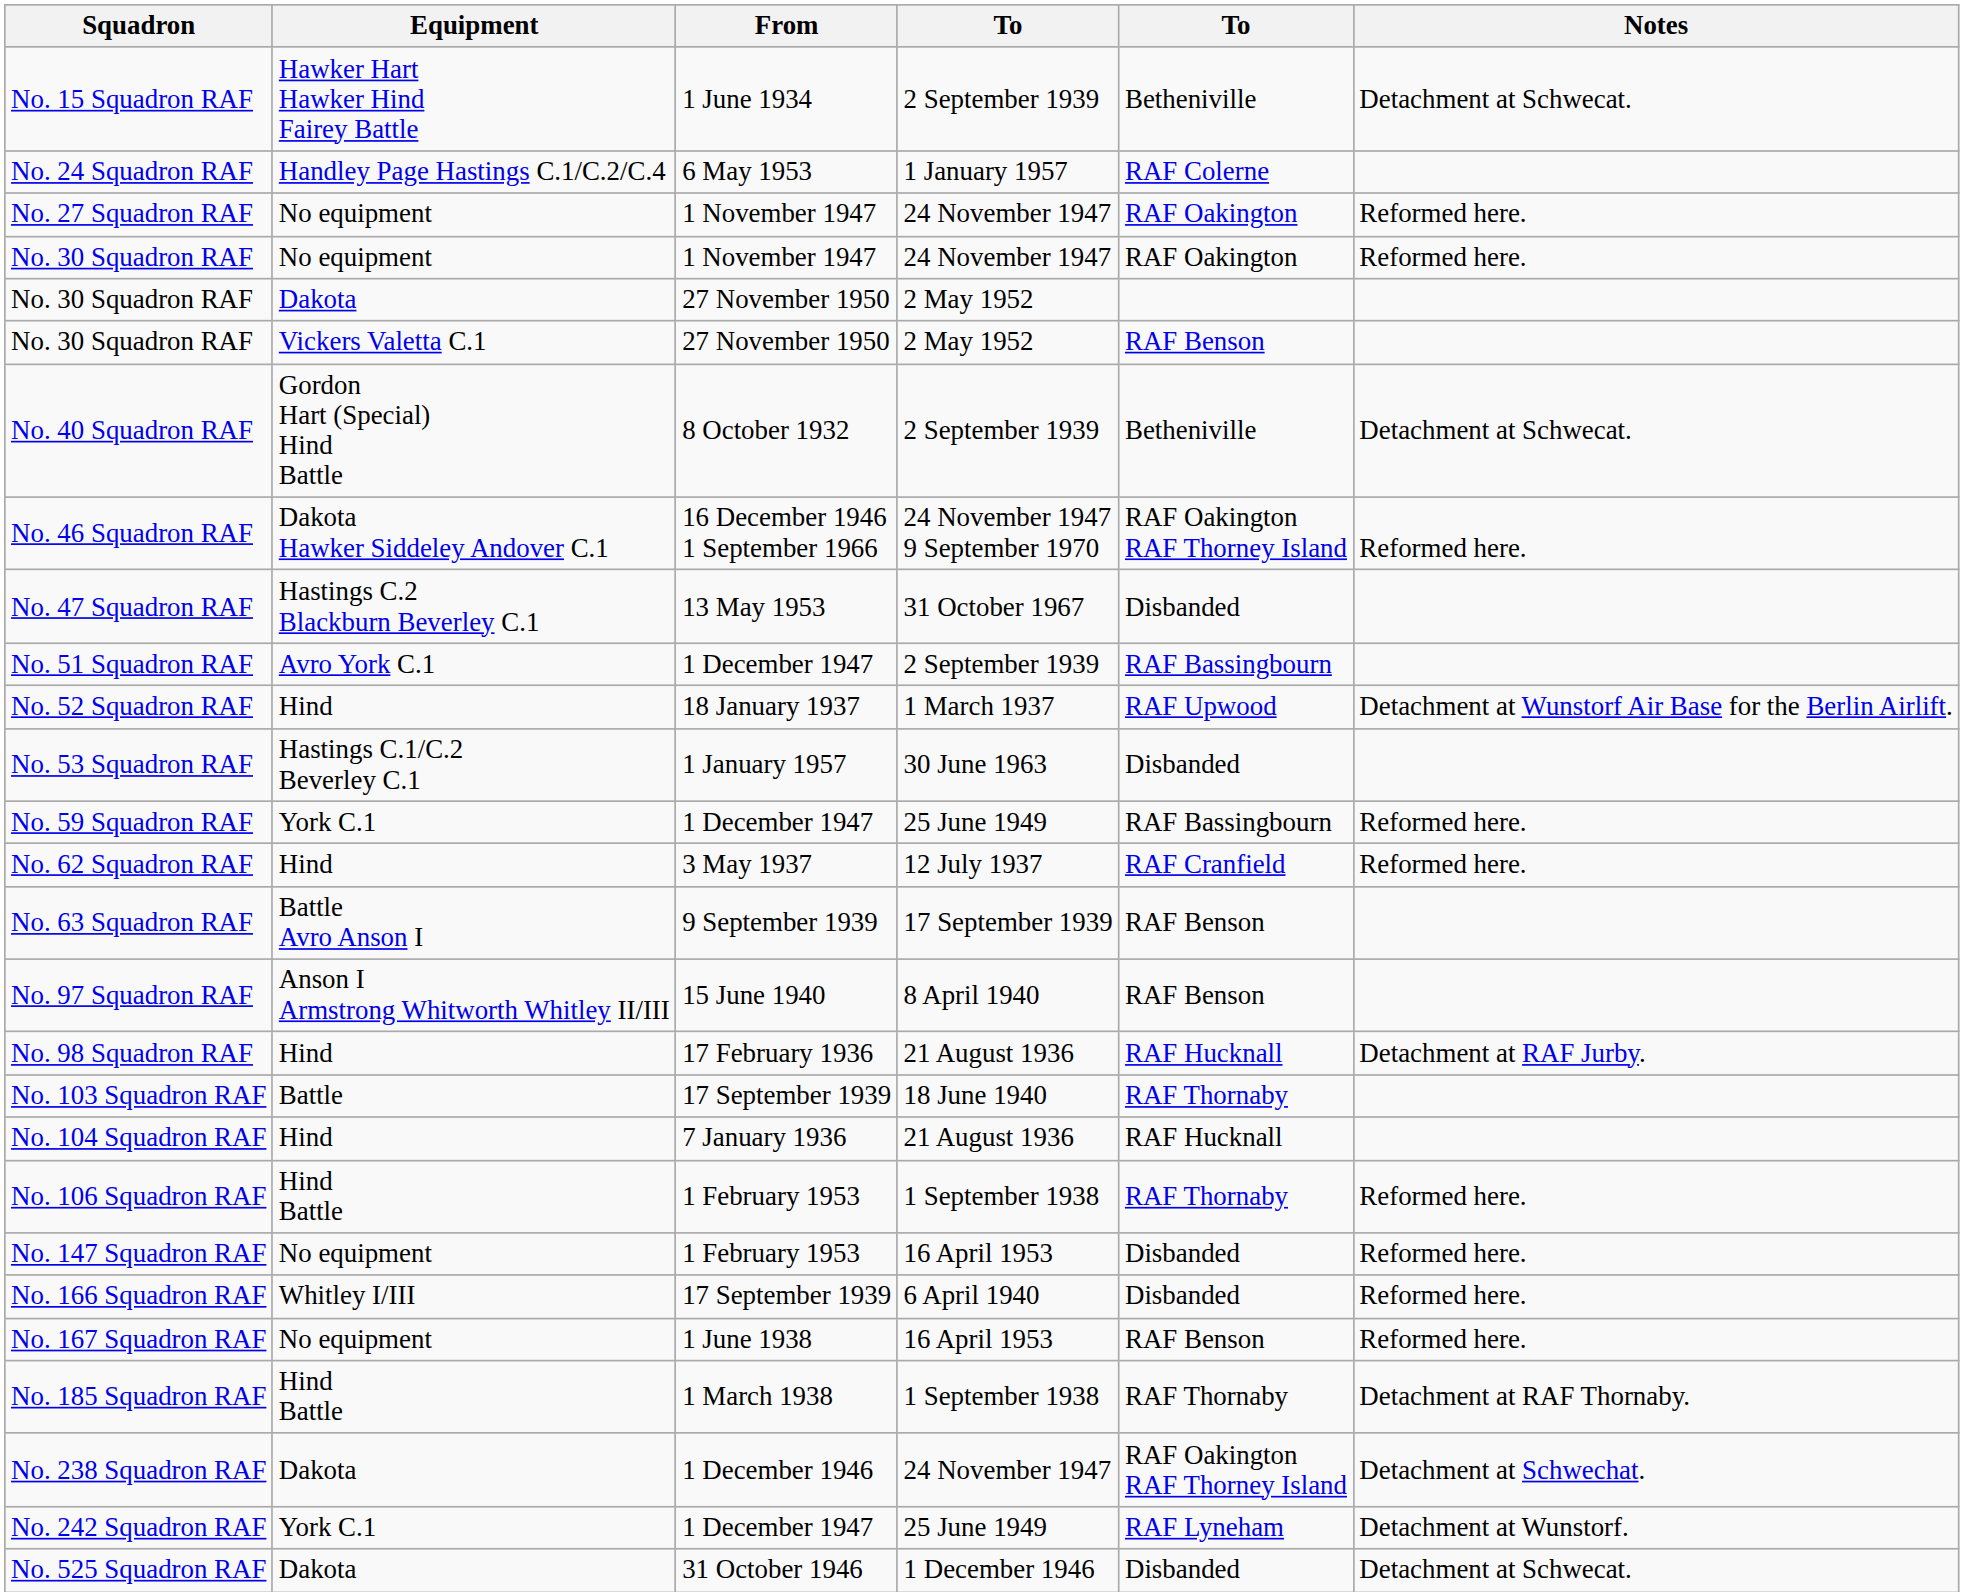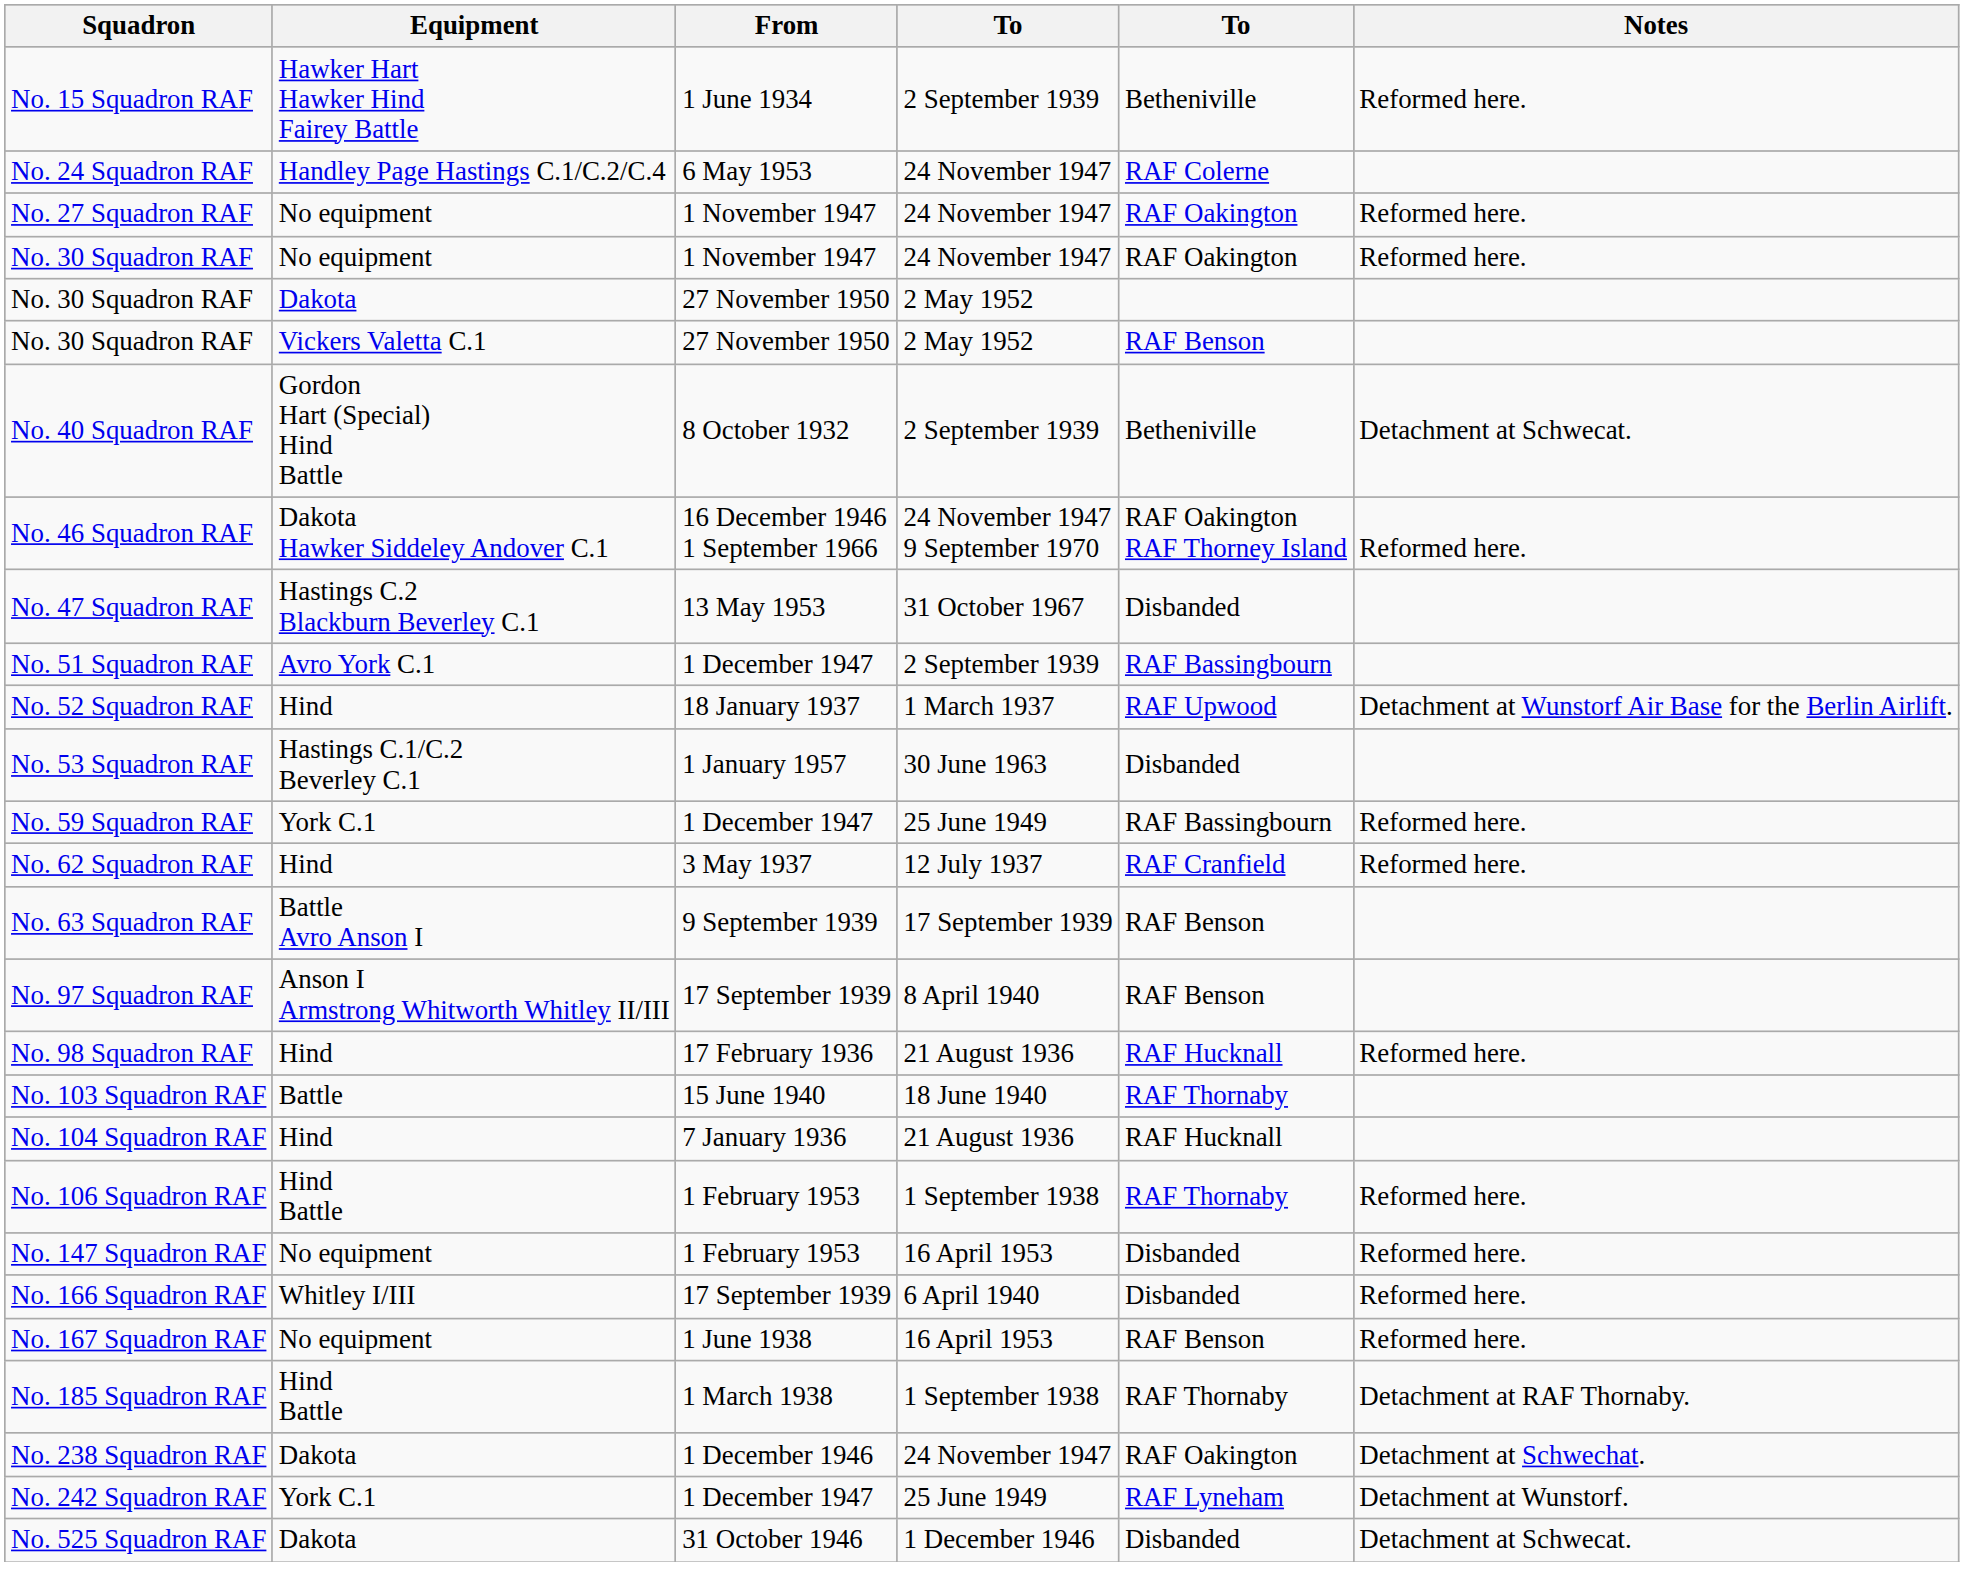(1496, 98) Detachment at Schwecat. -> (1443, 98) Reformed here.
(986, 171) 1 January 1957 -> (1007, 171) 24 November 1947
(754, 995) 15 June 1940 -> (787, 995) 17 September 1939
(1503, 1052) Detachment at RAF Jurby. -> (1443, 1052) Reformed here.
(787, 1095) 17 September 1939 -> (754, 1095) 15 June 1940
(1236, 1469) RAF Oakington RAF Thorney Island -> (1211, 1454) RAF Oakington
